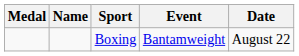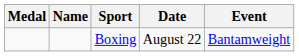columns swapped: (184, 16) <-> (261, 16)
